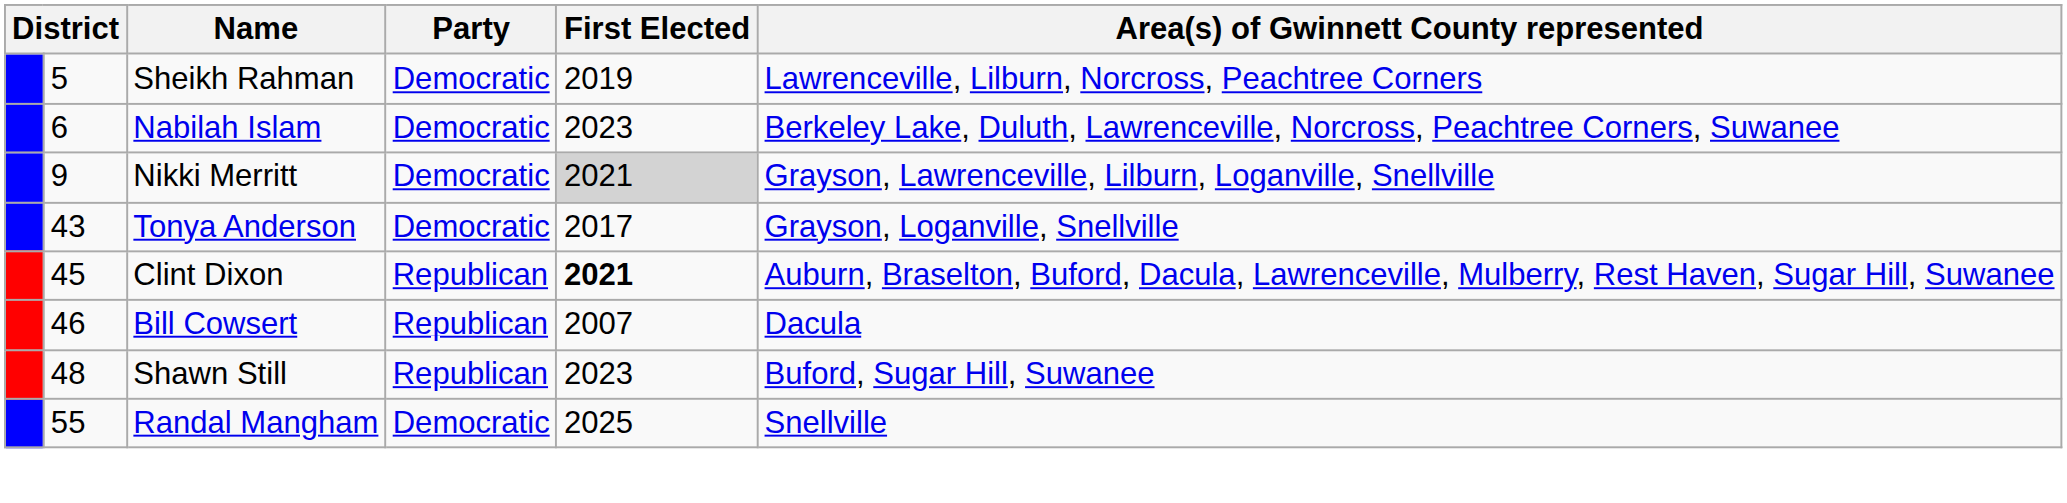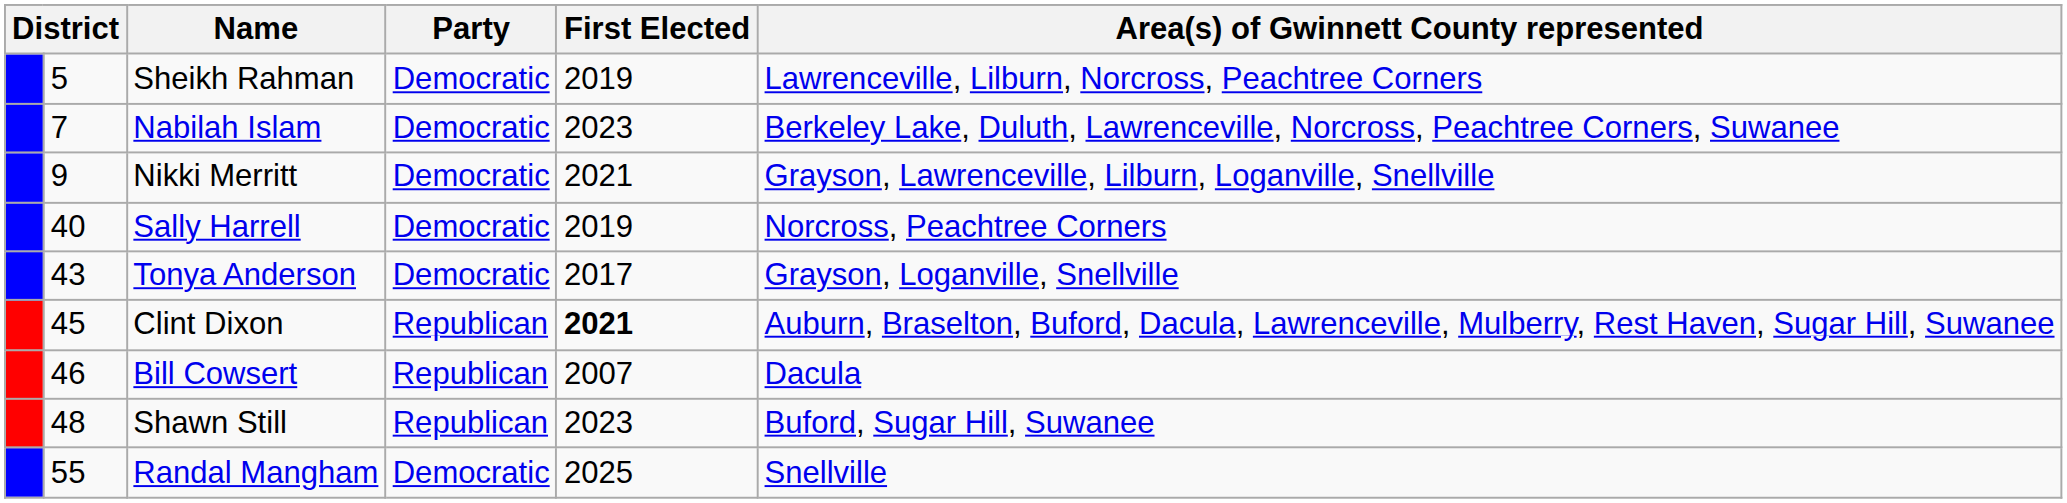(60, 127) 6 -> (60, 127) 7
(598, 176) lightgrey background -> (598, 176) no background
+ row: (217, 226)
